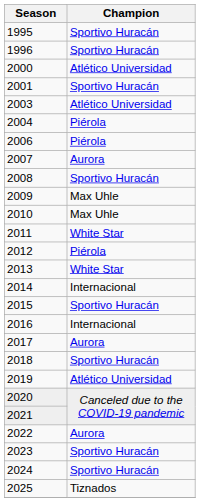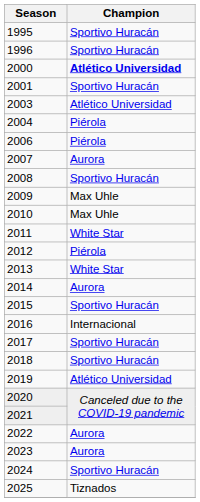(121, 68) normal -> (126, 68) bold
(103, 287) Internacional -> (87, 287) Aurora
(87, 342) Aurora -> (114, 342) Sportivo Huracán
(114, 452) Sportivo Huracán -> (87, 452) Aurora
